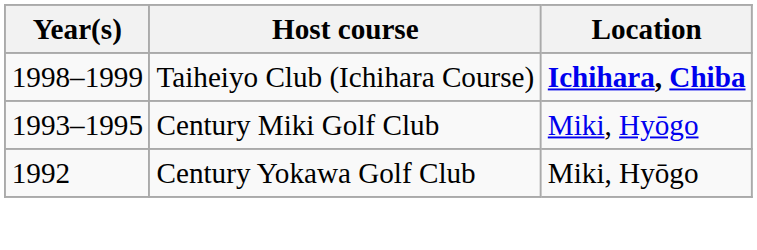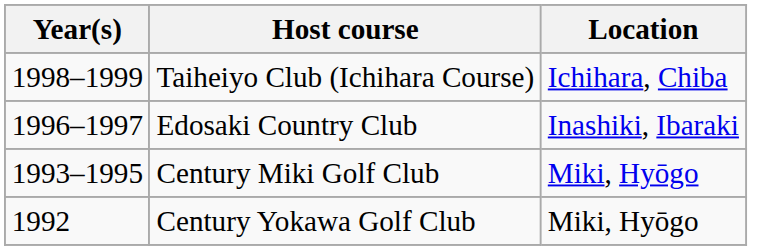(647, 76) bold -> (638, 76) normal
+ row: (287, 124)
